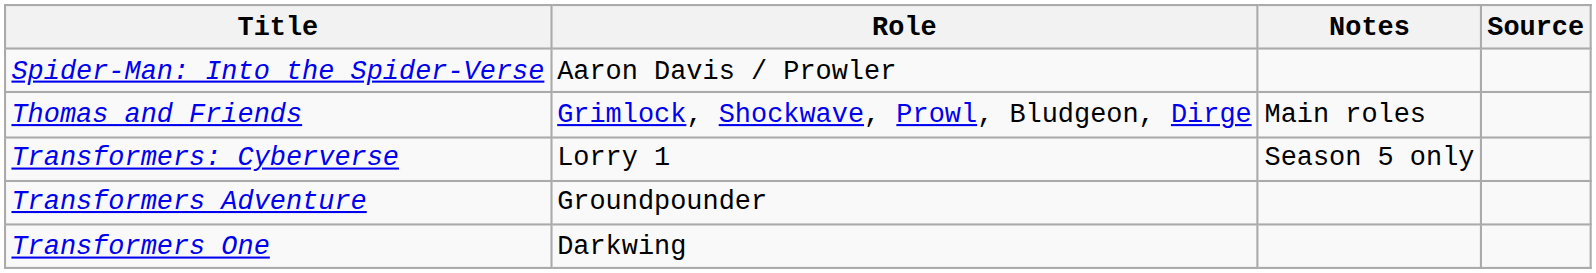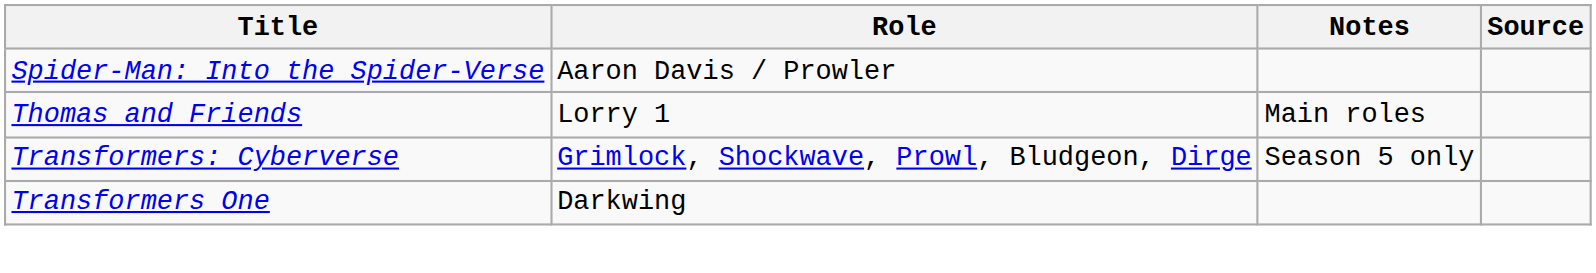(904, 115) Grimlock, Shockwave, Prowl, Bludgeon, Dirge -> (614, 115) Lorry 1
(614, 159) Lorry 1 -> (904, 159) Grimlock, Shockwave, Prowl, Bludgeon, Dirge
- row: (189, 202)
